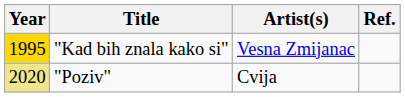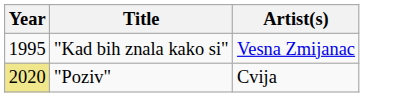- column: (380, 19)
(27, 48) gold background -> (27, 48) no background
